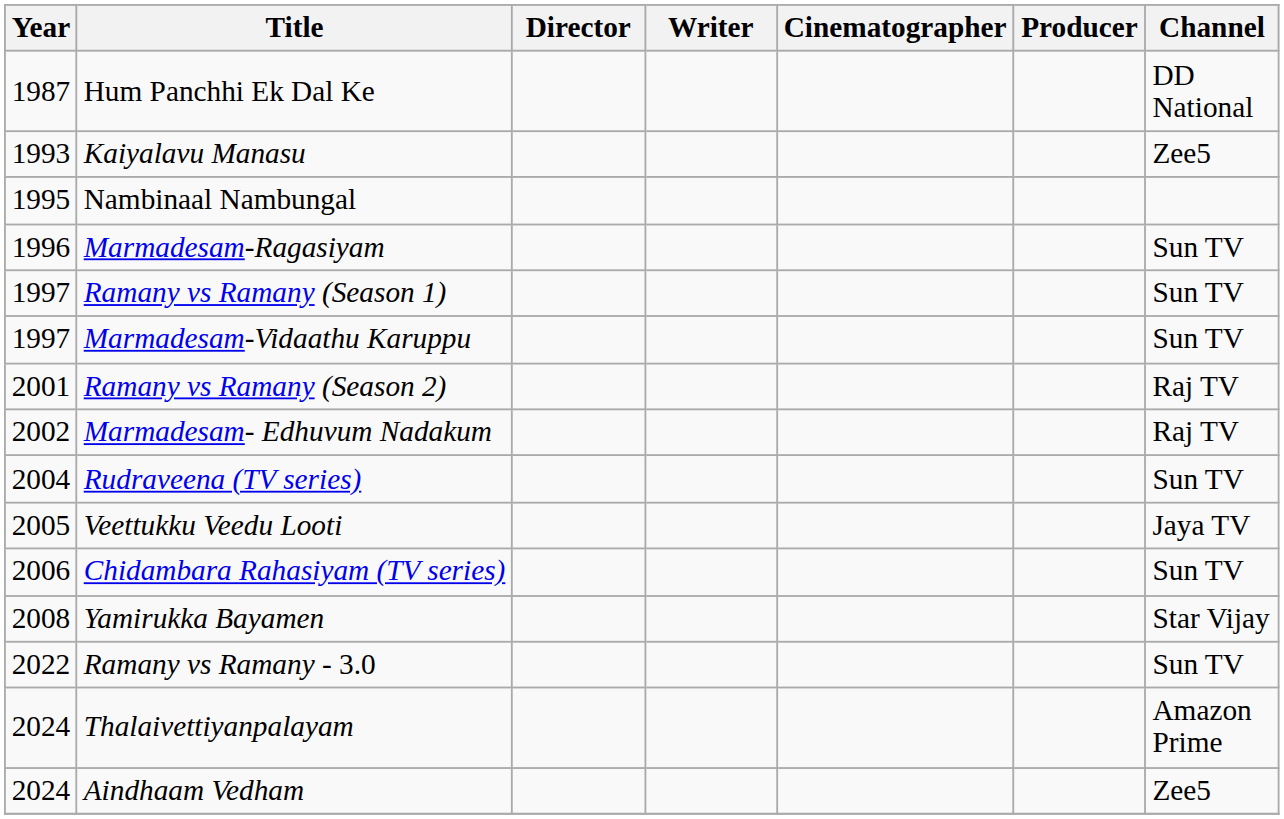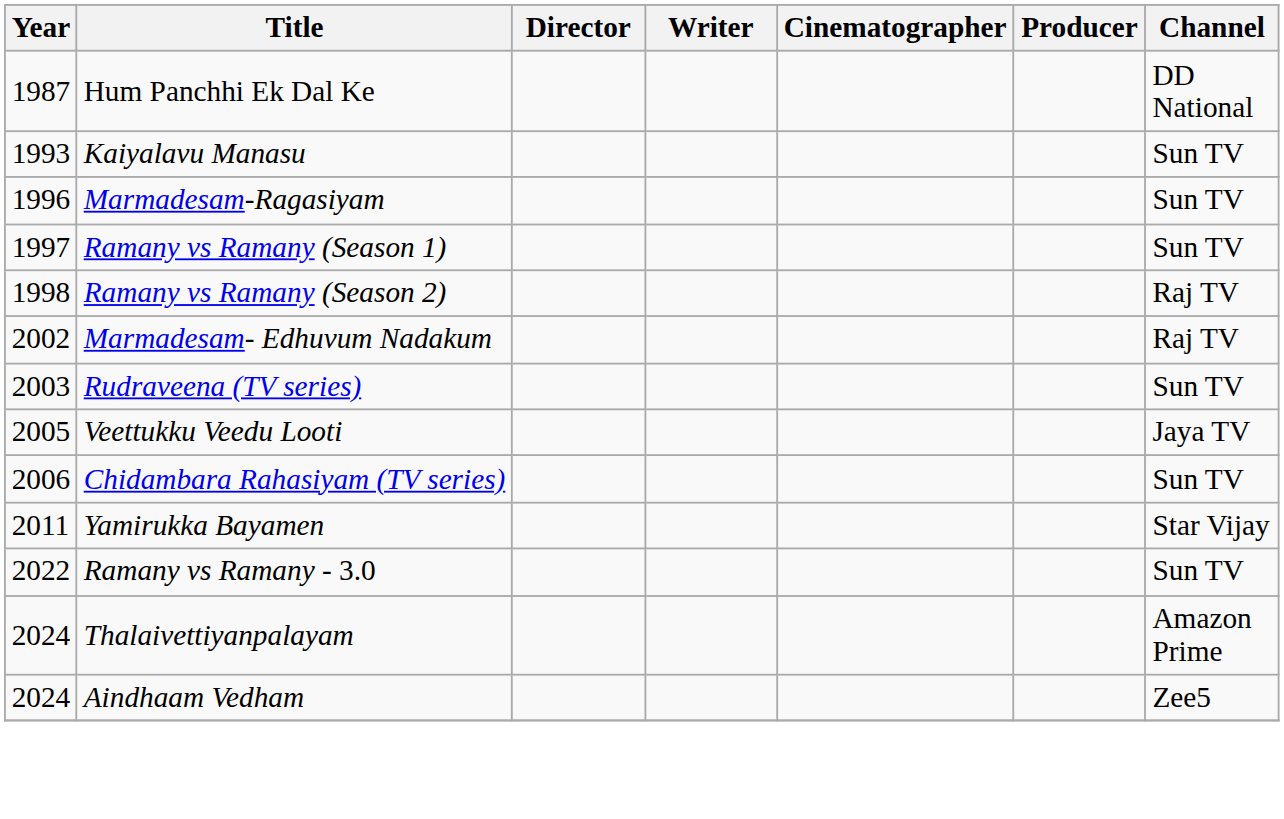(1182, 153) Zee5 -> (1198, 153) Sun TV
- row: (220, 199)
- row: (277, 339)
(41, 385) 2001 -> (41, 292) 1998
(41, 478) 2004 -> (41, 385) 2003
(41, 617) 2008 -> (40, 525) 2011
